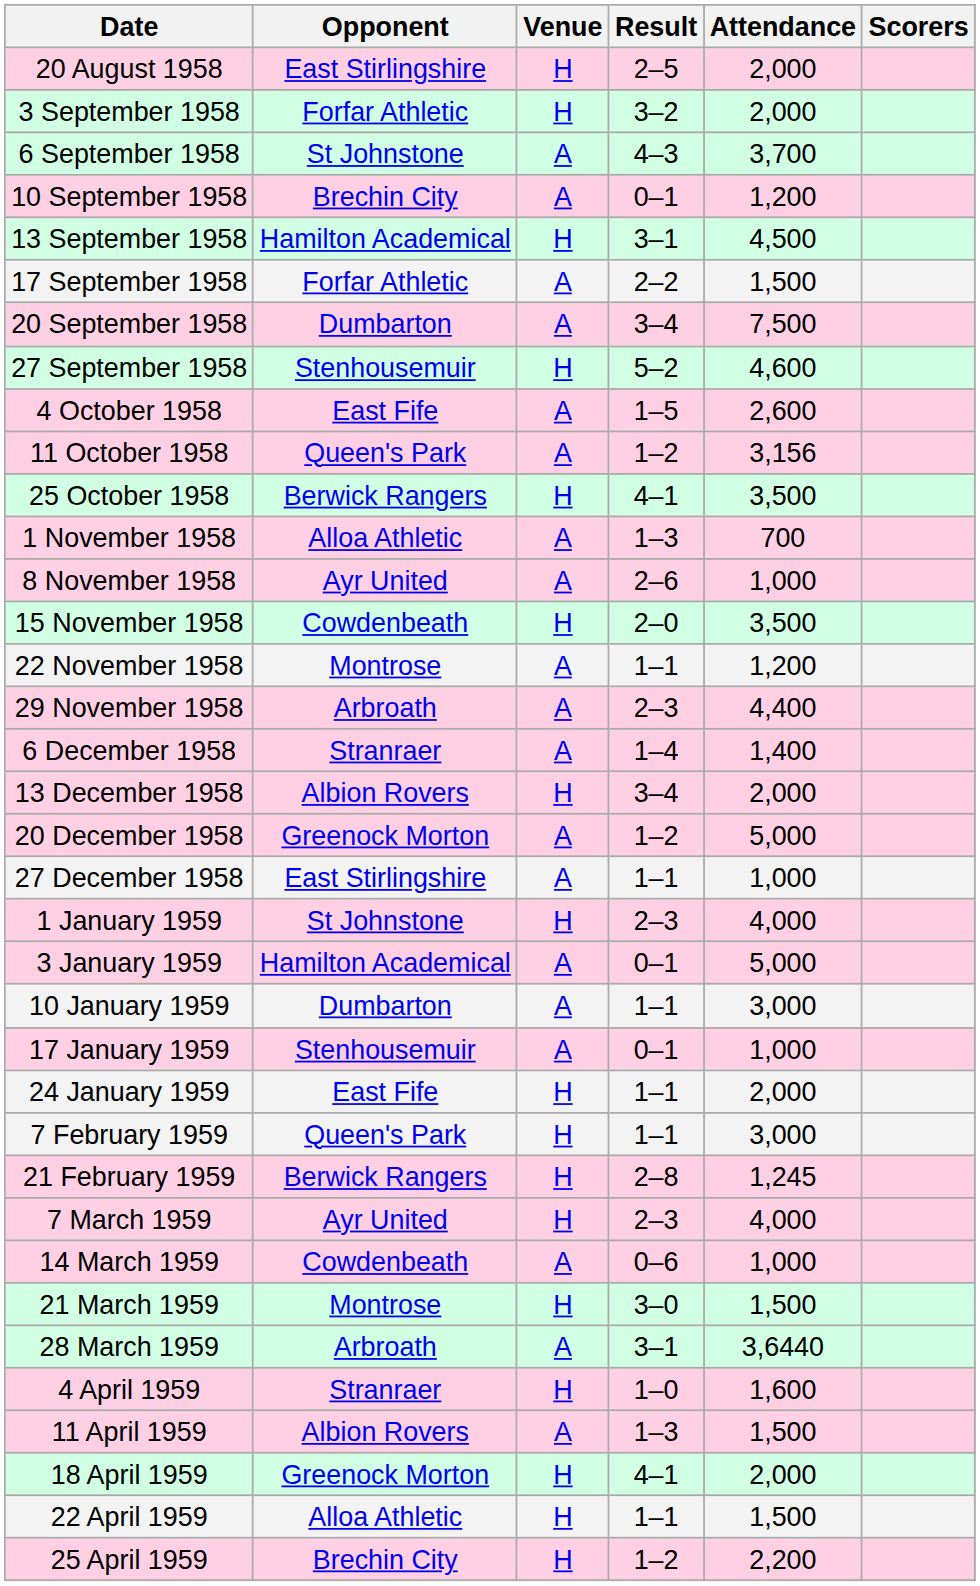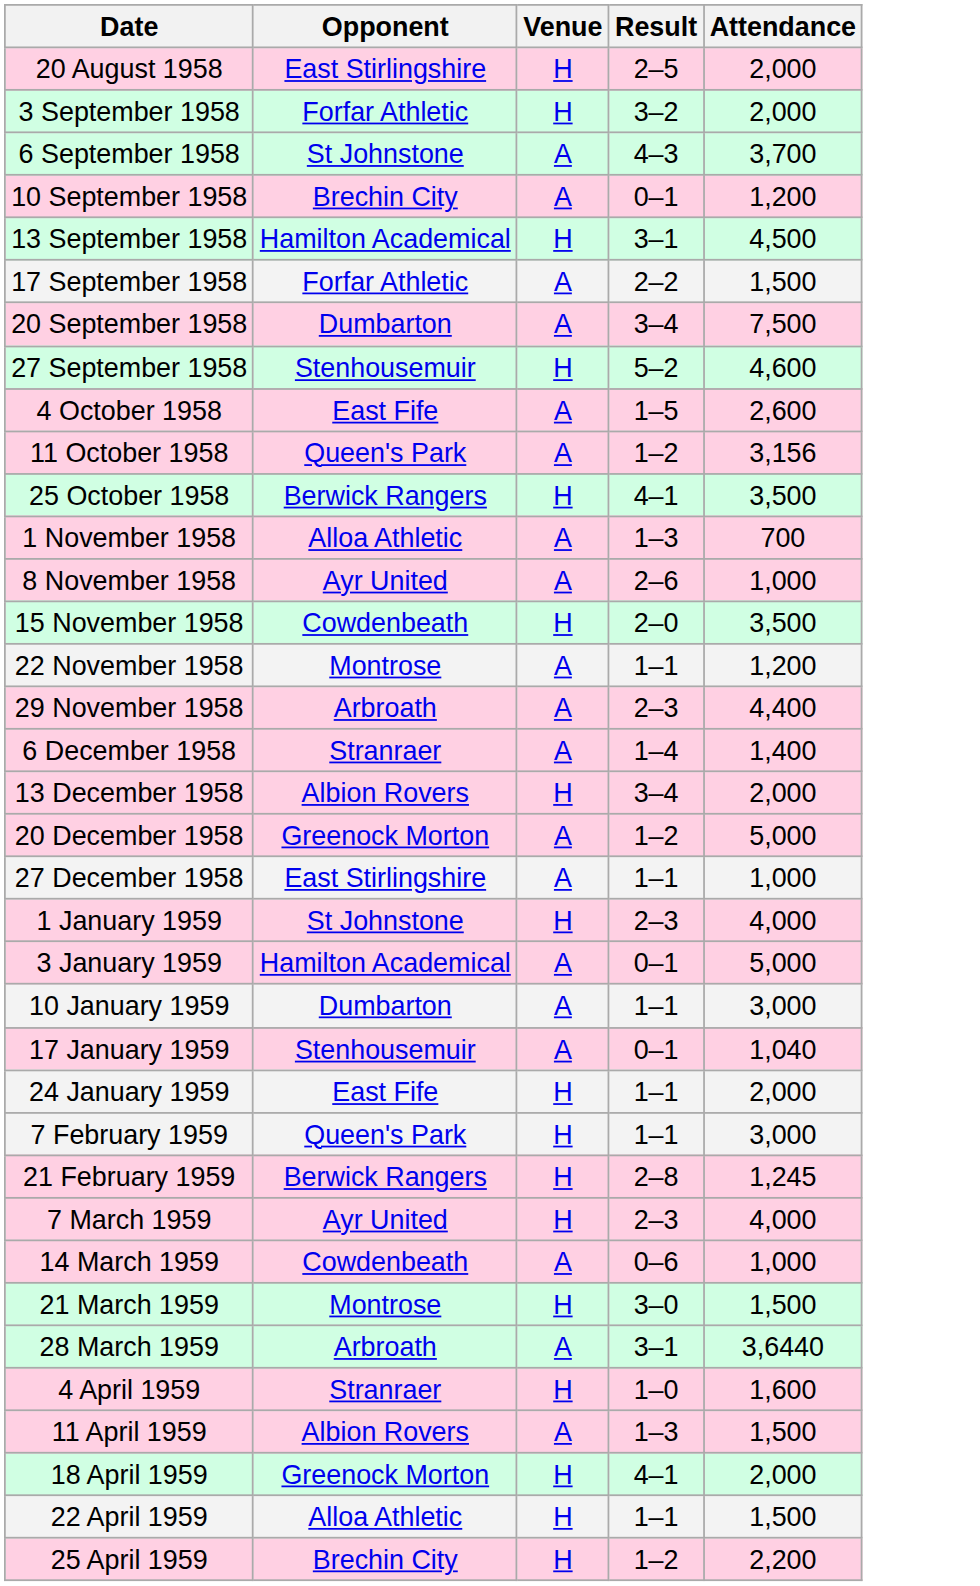- column: (919, 26)
(783, 1049) 1,000 -> (783, 1049) 1,040
